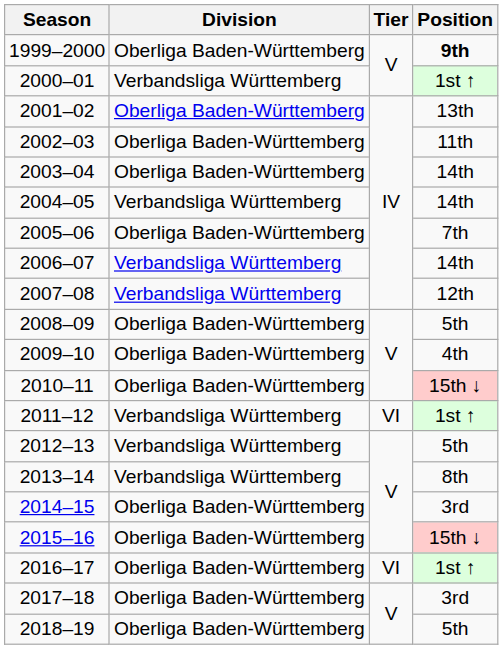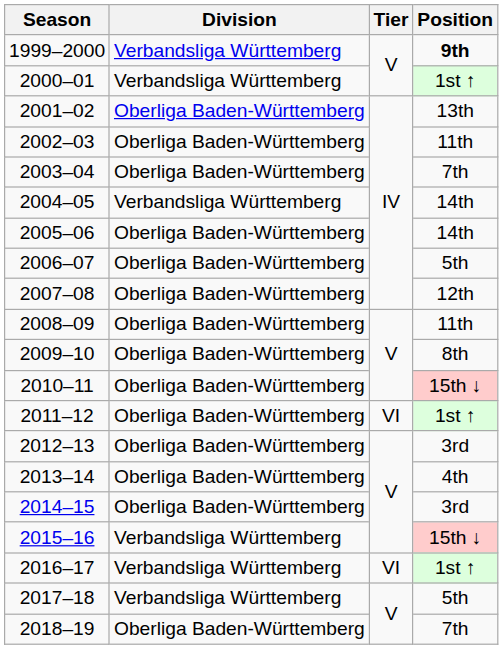(239, 50) Oberliga Baden-Württemberg -> (228, 50) Verbandsliga Württemberg
(455, 171) 14th -> (455, 171) 7th
(455, 232) 7th -> (455, 232) 14th
(228, 263) Verbandsliga Württemberg -> (239, 263) Oberliga Baden-Württemberg
(455, 263) 14th -> (455, 263) 5th
(228, 293) Verbandsliga Württemberg -> (239, 293) Oberliga Baden-Württemberg
(455, 324) 5th -> (455, 324) 11th
(455, 354) 4th -> (455, 354) 8th
(228, 415) Verbandsliga Württemberg -> (239, 415) Oberliga Baden-Württemberg
(228, 446) Verbandsliga Württemberg -> (239, 446) Oberliga Baden-Württemberg
(455, 446) 5th -> (455, 446) 3rd
(228, 476) Verbandsliga Württemberg -> (239, 476) Oberliga Baden-Württemberg
(455, 476) 8th -> (455, 476) 4th
(239, 537) Oberliga Baden-Württemberg -> (228, 537) Verbandsliga Württemberg
(239, 567) Oberliga Baden-Württemberg -> (228, 567) Verbandsliga Württemberg
(239, 598) Oberliga Baden-Württemberg -> (228, 598) Verbandsliga Württemberg
(455, 598) 3rd -> (455, 598) 5th
(455, 628) 5th -> (455, 628) 7th
